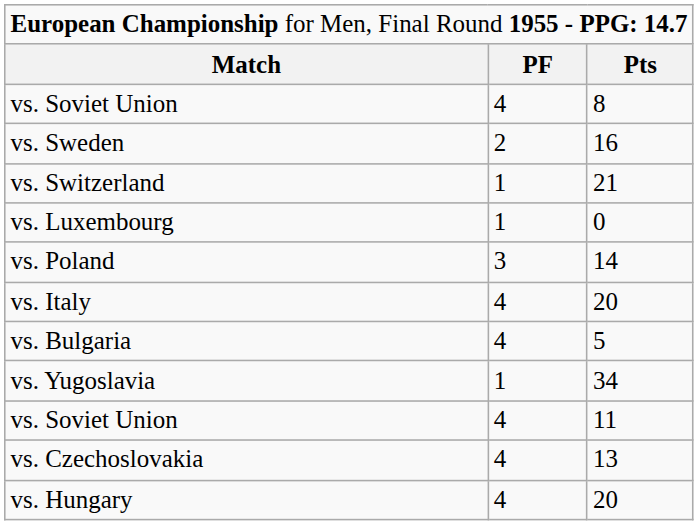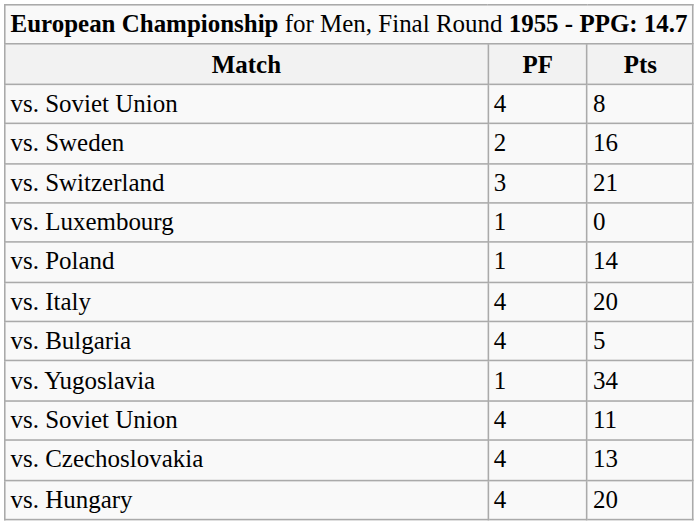(500, 182) 1 -> (500, 182) 3
(500, 261) 3 -> (500, 261) 1
